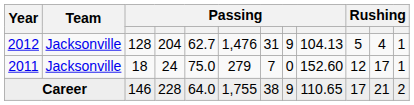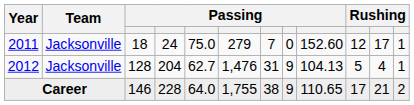rows swapped: (23, 66) <-> (23, 44)
